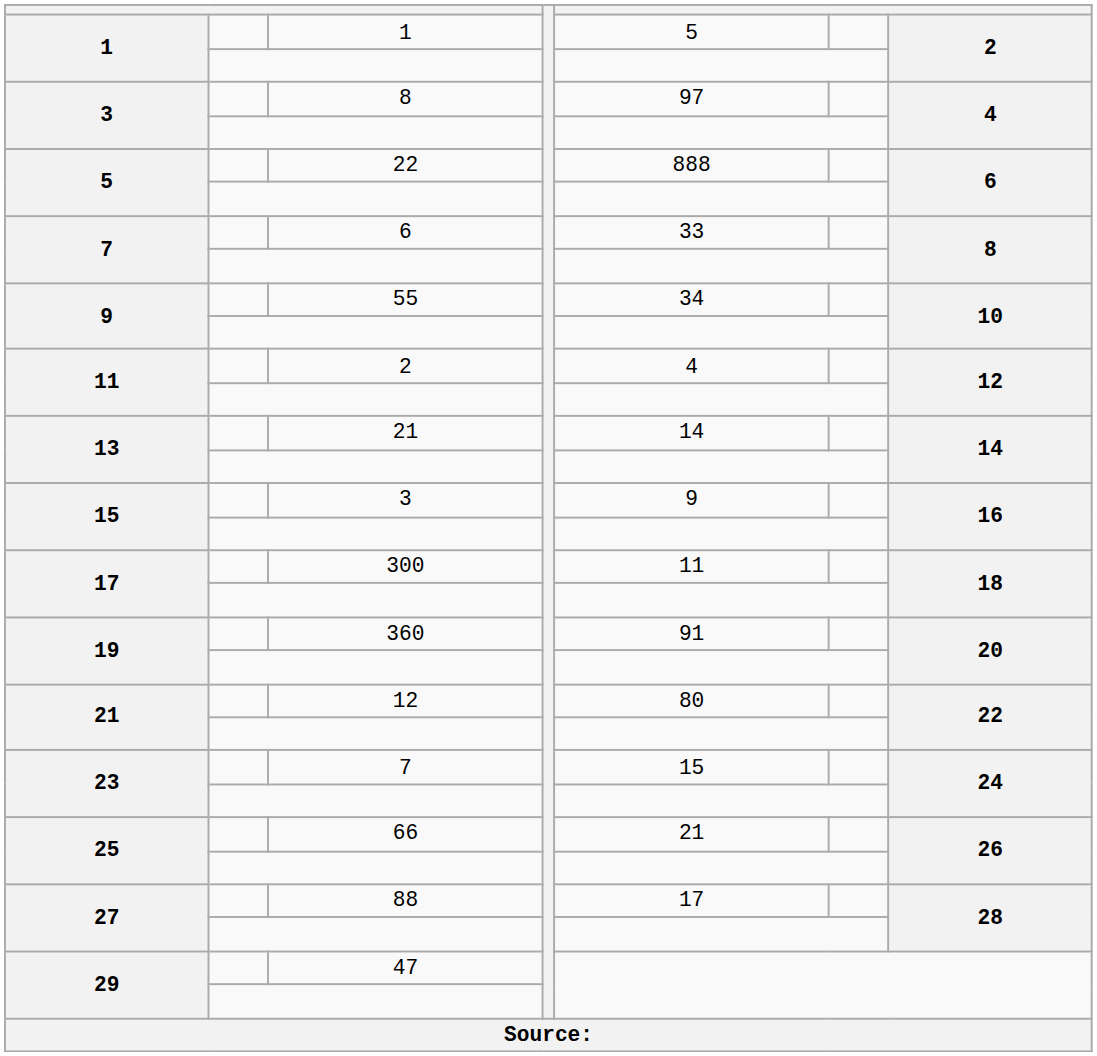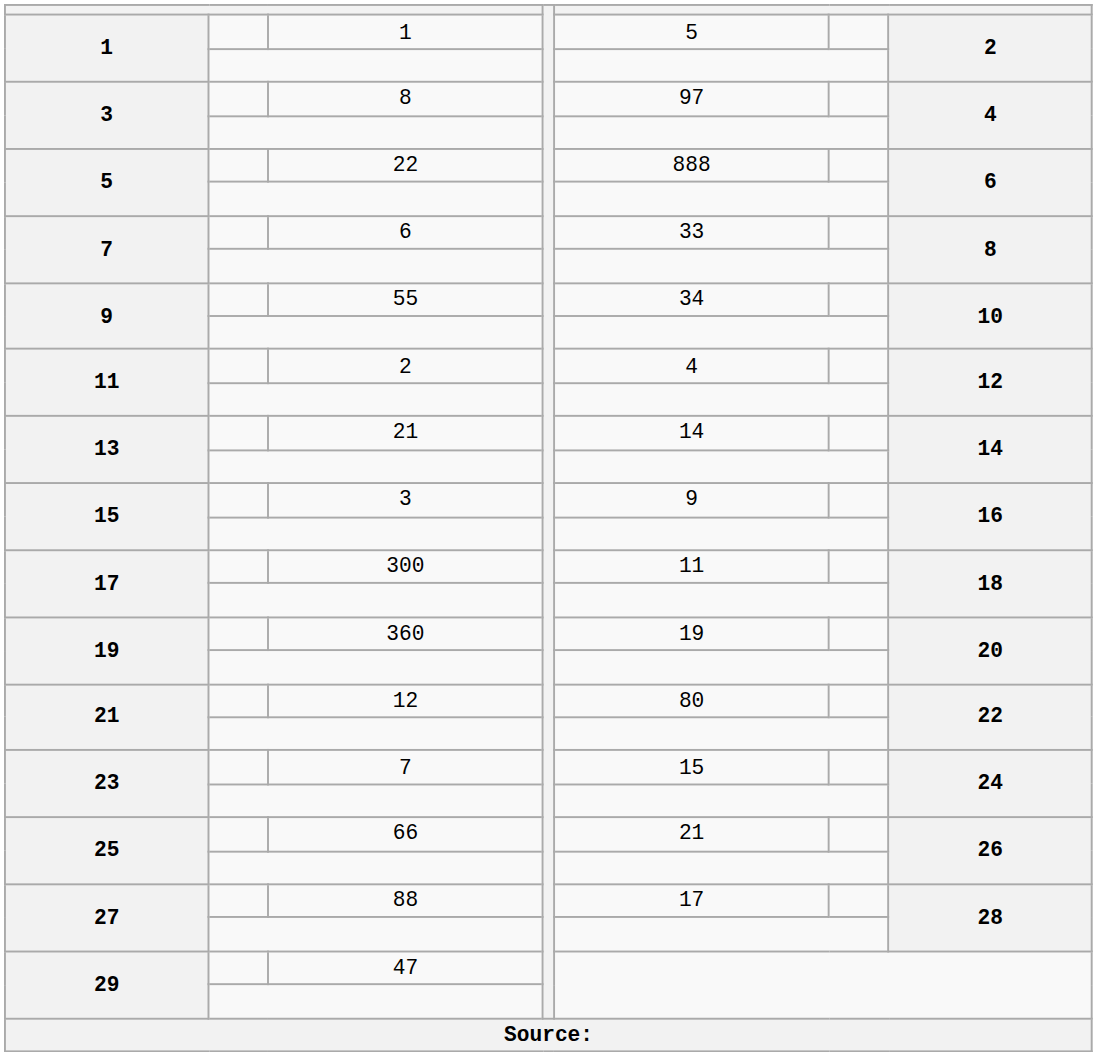(692, 634) 91 -> (692, 634) 19
